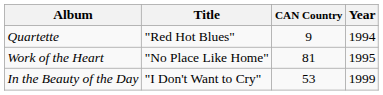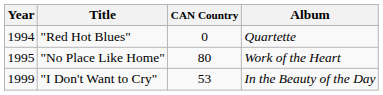columns swapped: (362, 15) <-> (73, 15)
(309, 36) 9 -> (205, 36) 0
(309, 57) 81 -> (205, 57) 80
